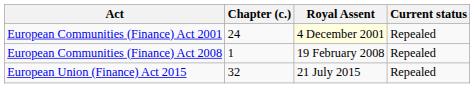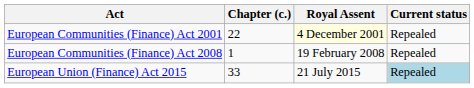(234, 33) 24 -> (234, 33) 22
(234, 72) 32 -> (234, 72) 33
(413, 72) no background -> (413, 72) lightblue background
